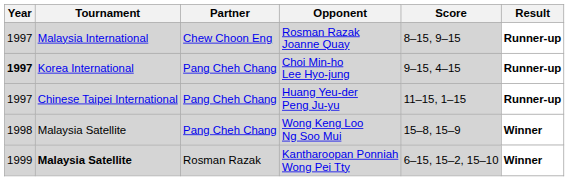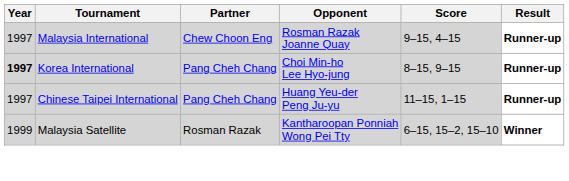(432, 38) 8–15, 9–15 -> (432, 38) 9–15, 4–15
(432, 69) 9–15, 4–15 -> (432, 69) 8–15, 9–15
- row: (323, 130)
(85, 161) bold -> (82, 130) normal
